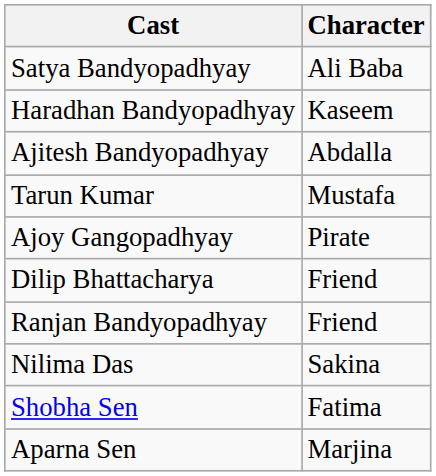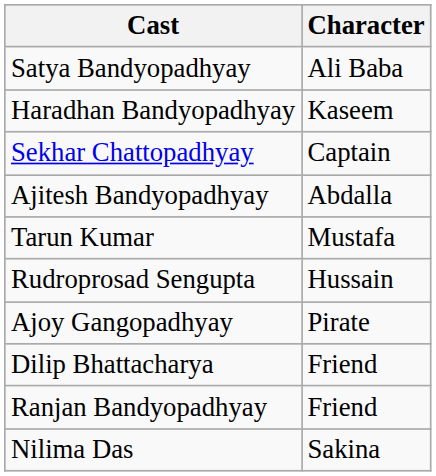+ row: (132, 152)
+ row: (133, 279)
- row: (74, 407)
- row: (74, 449)
